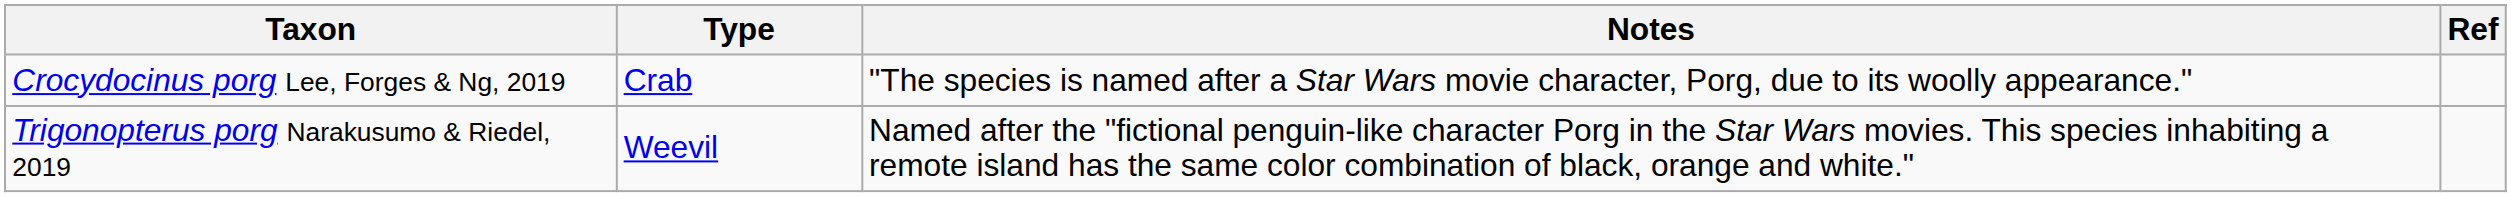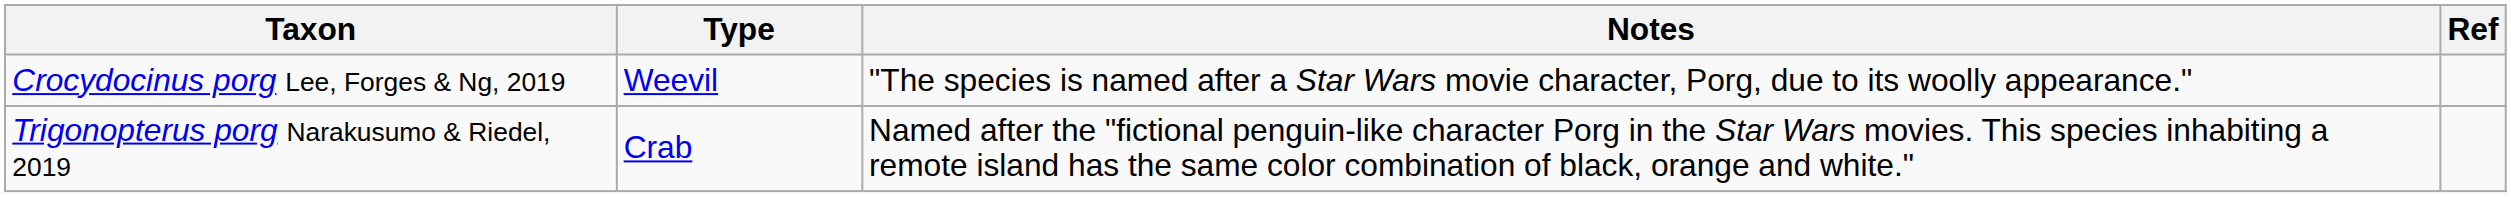(658, 79) Crab -> (671, 79) Weevil
(671, 147) Weevil -> (658, 147) Crab
